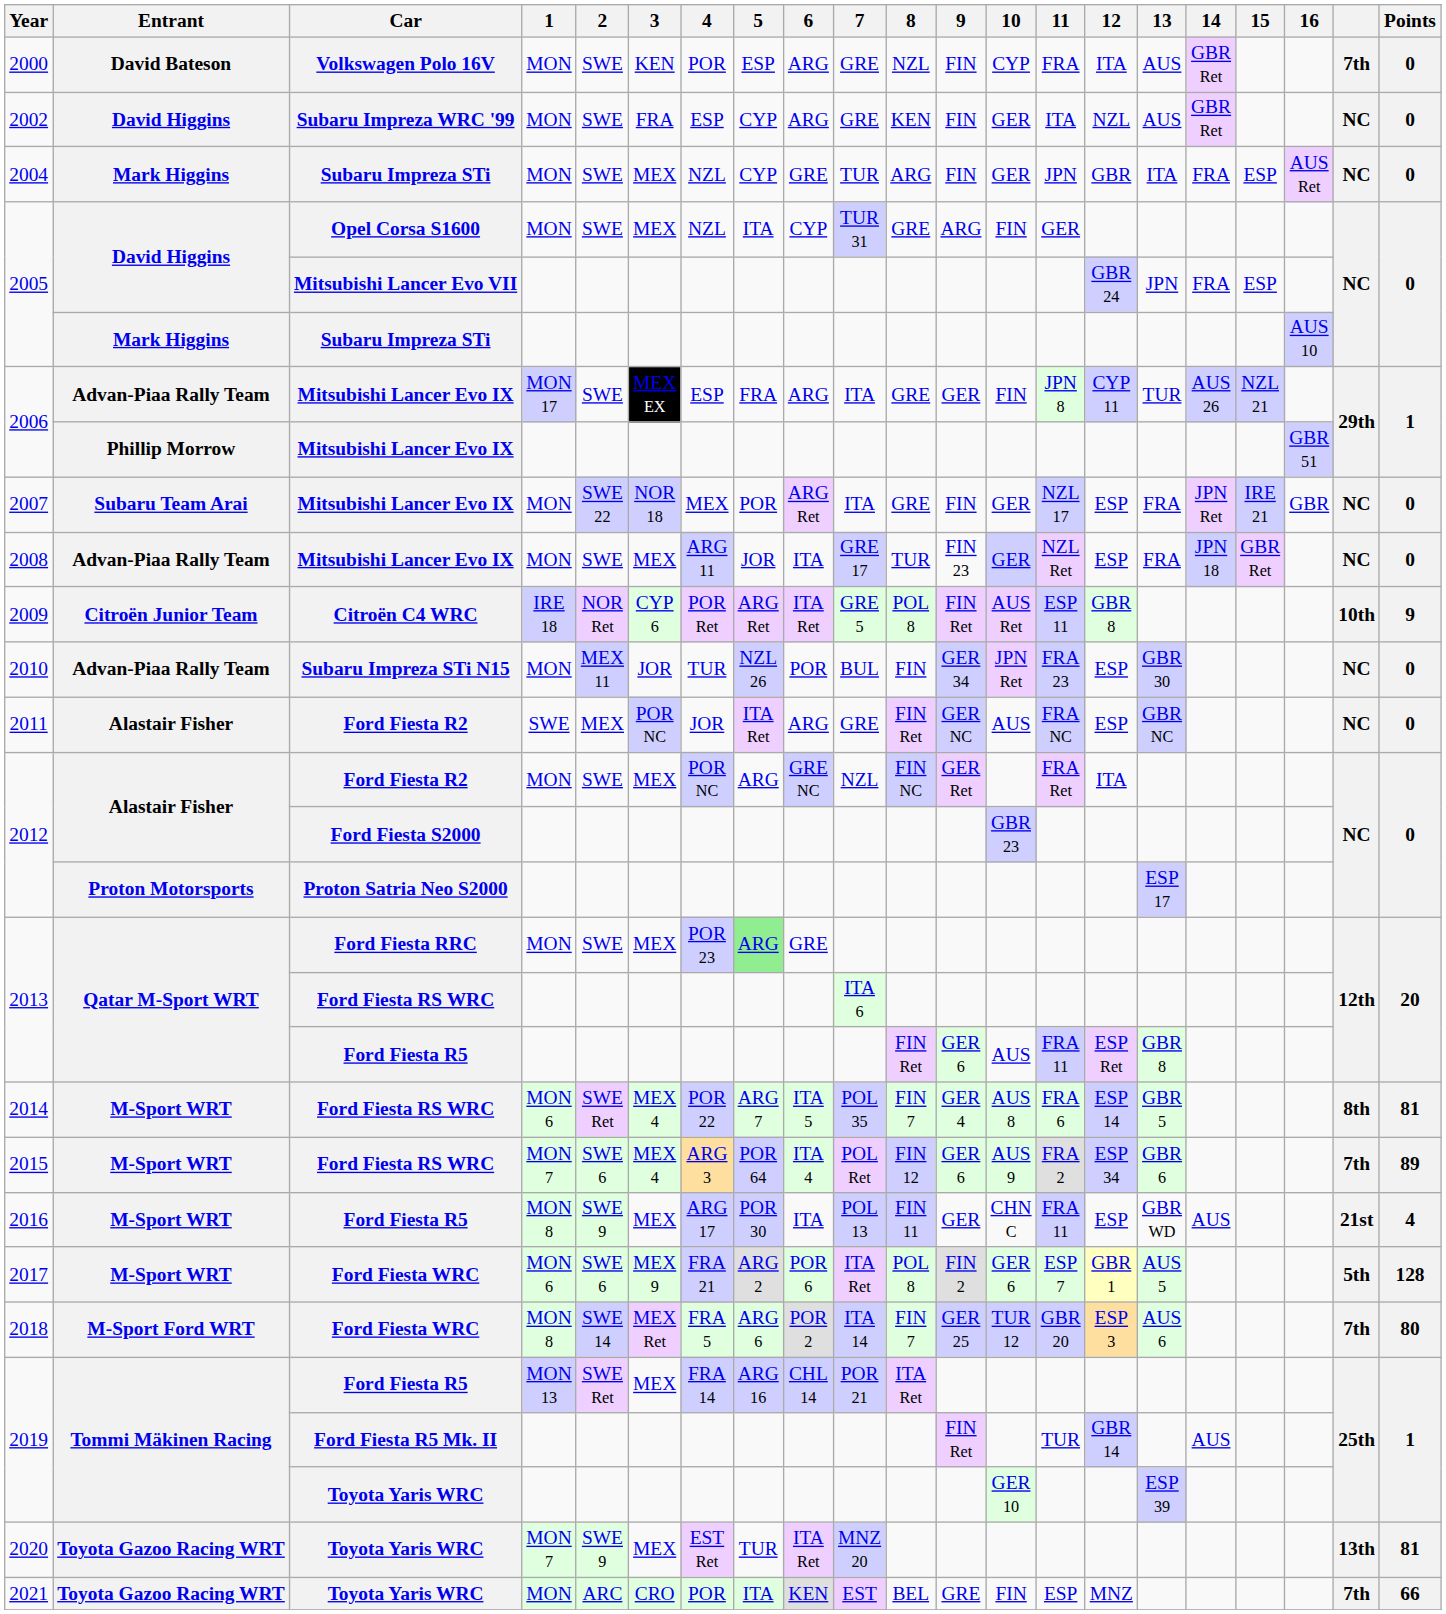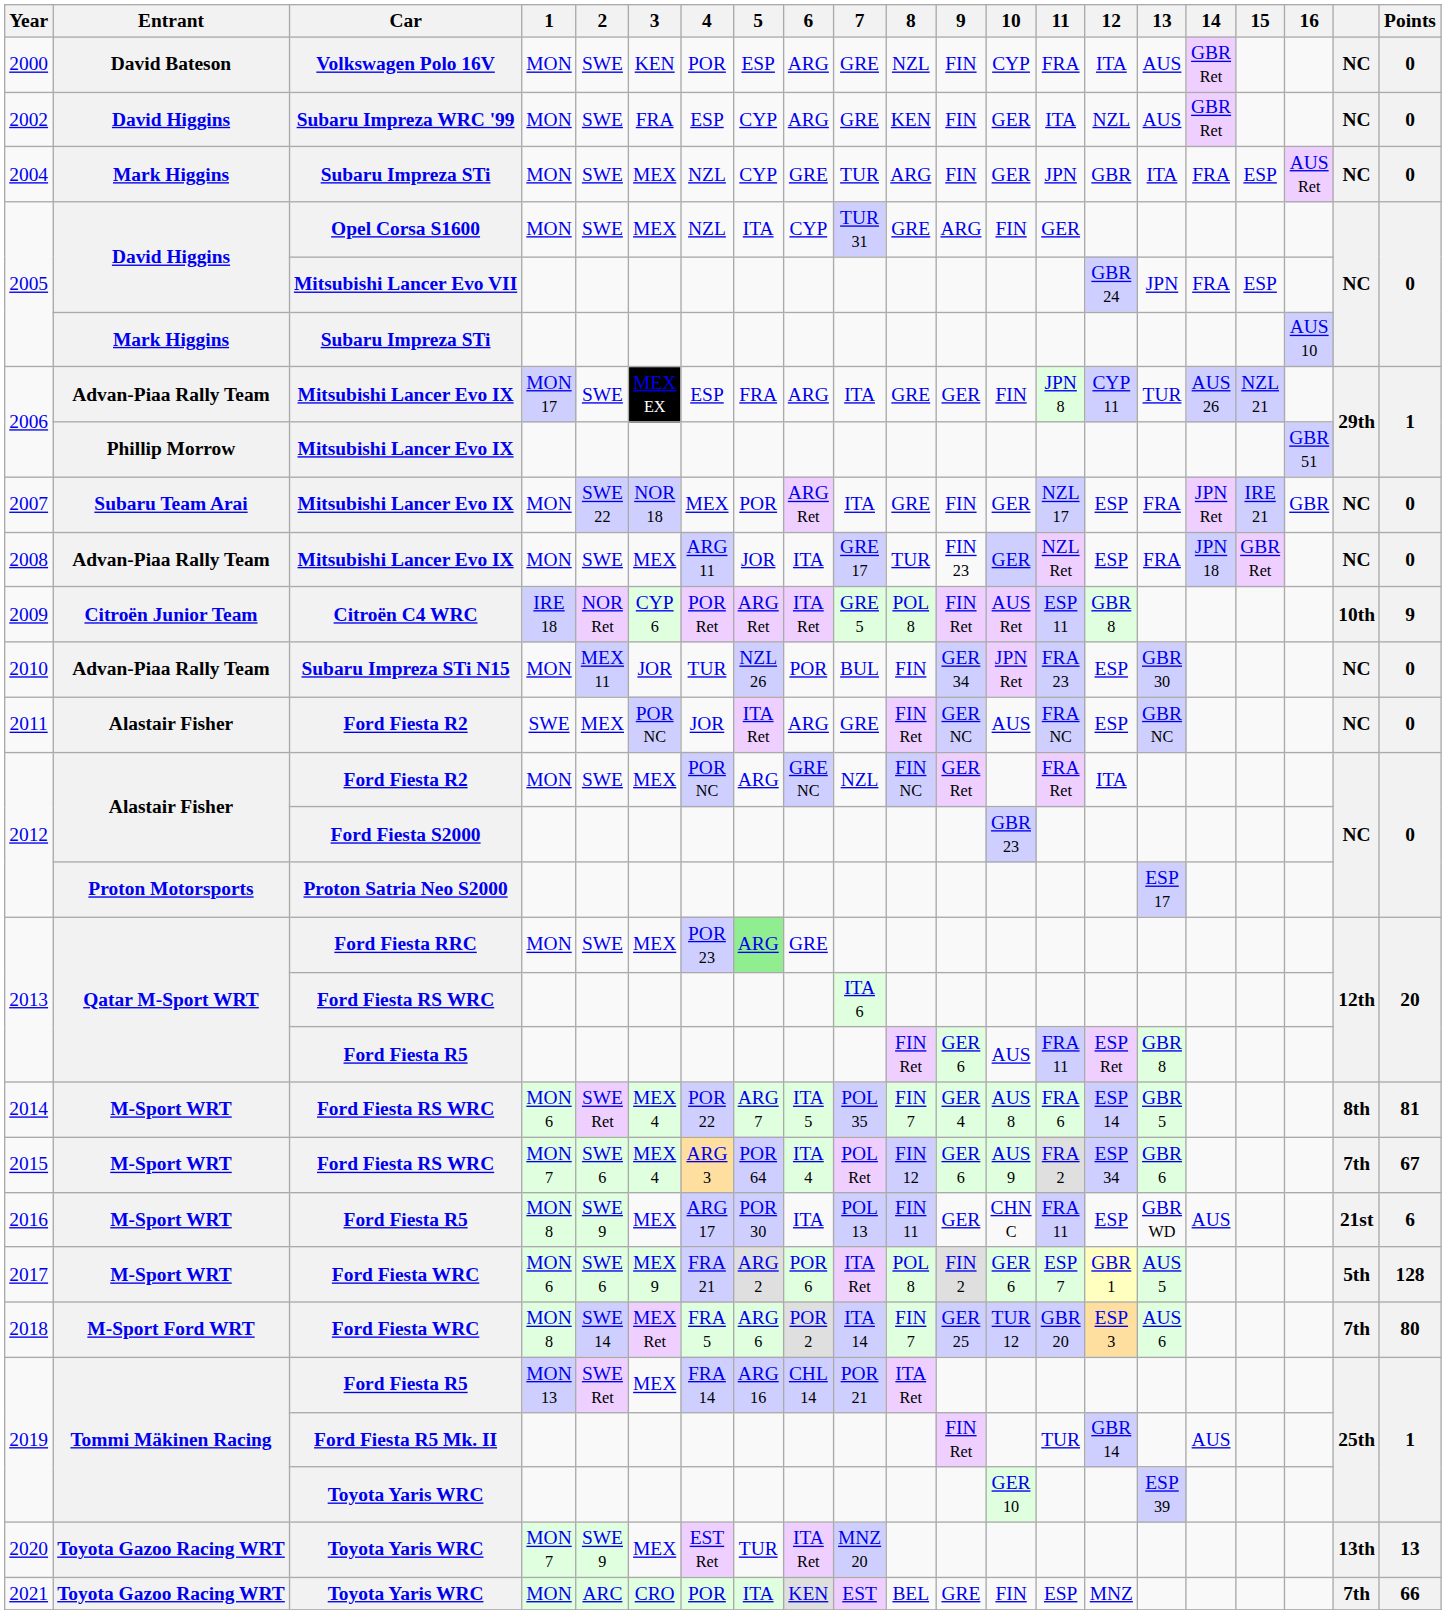(1357, 64) 7th -> (1357, 64) NC
(1410, 1164) 89 -> (1410, 1164) 67
(1410, 1219) 4 -> (1410, 1219) 6
(1410, 1549) 81 -> (1410, 1549) 13
